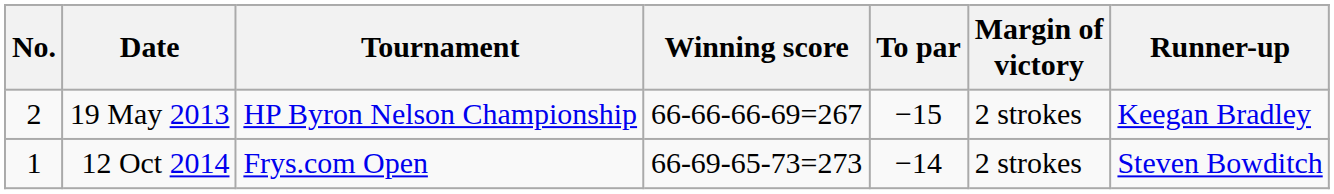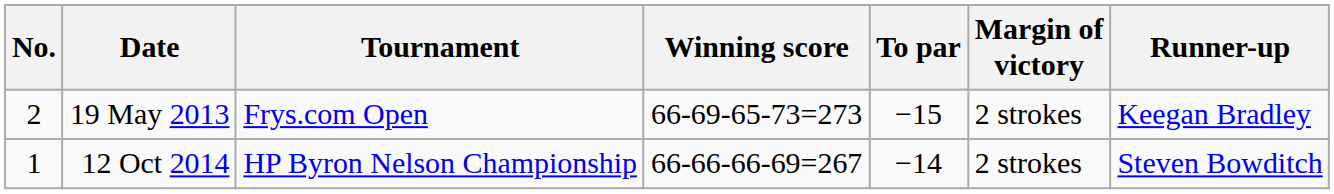(440, 114) HP Byron Nelson Championship -> (336, 114) Frys.com Open
(757, 114) 66-66-66-69=267 -> (757, 114) 66-69-65-73=273
(336, 163) Frys.com Open -> (440, 163) HP Byron Nelson Championship
(757, 163) 66-69-65-73=273 -> (757, 163) 66-66-66-69=267
